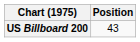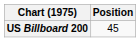(113, 28) 43 -> (113, 28) 45
